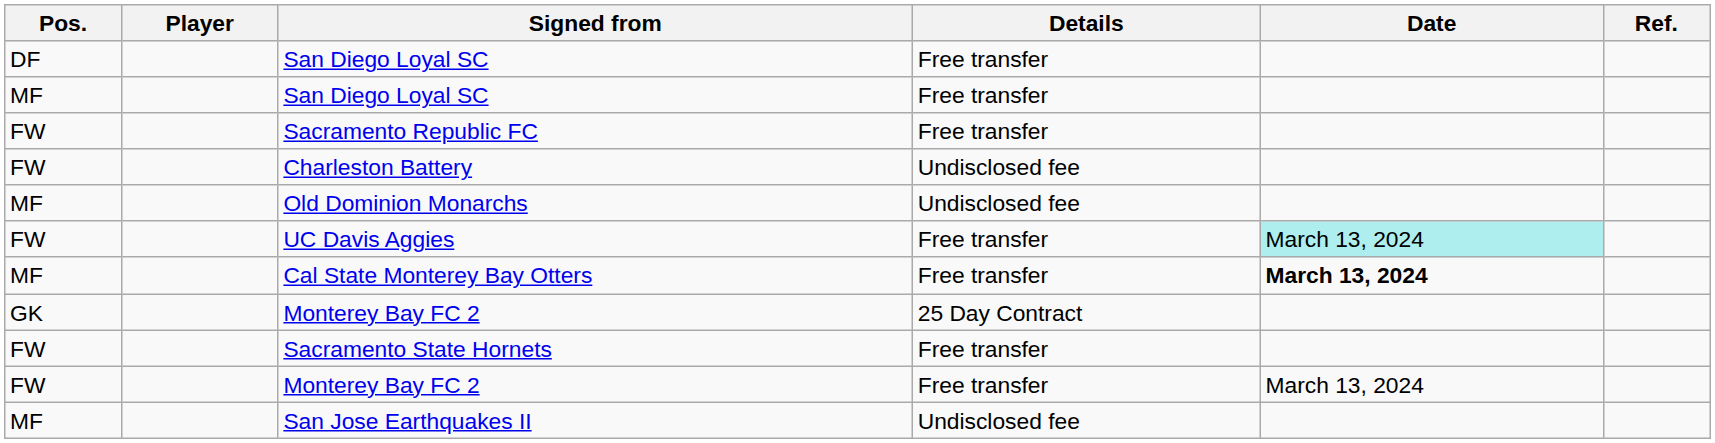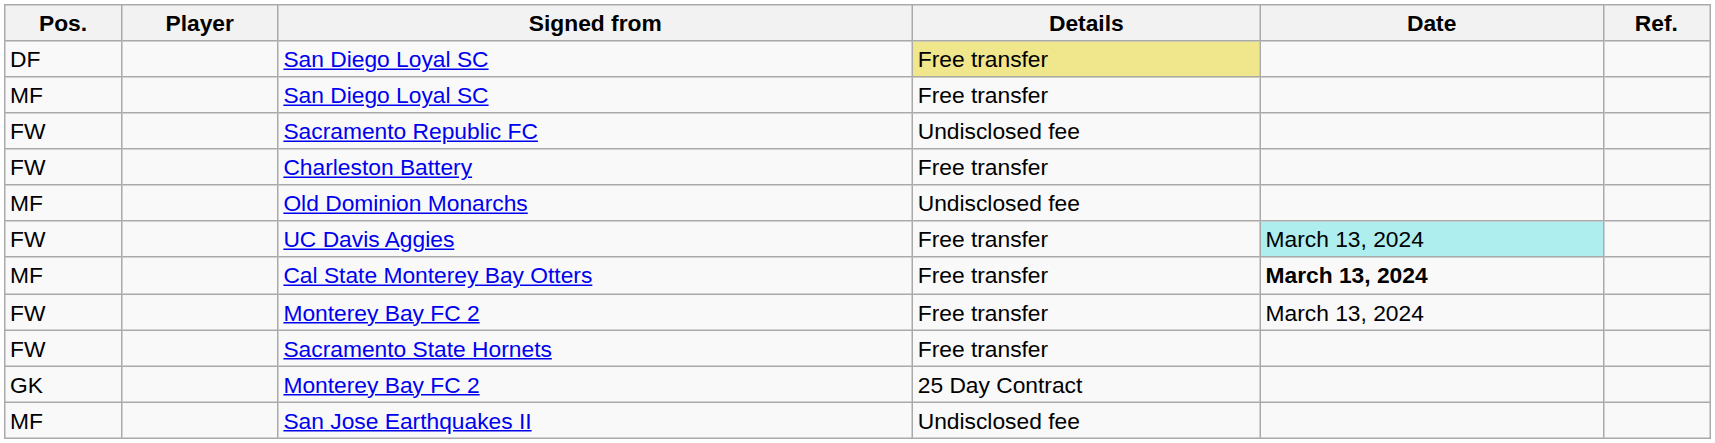(983, 59) no background -> (983, 59) khaki background
(983, 131) Free transfer -> (999, 131) Undisclosed fee
(999, 167) Undisclosed fee -> (983, 167) Free transfer
rows swapped: (28, 384) <-> (27, 312)
